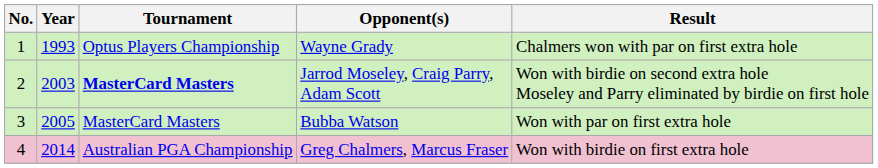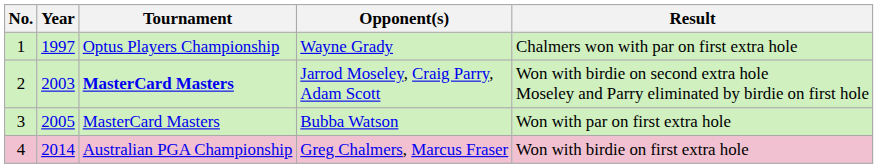(58, 46) 1993 -> (58, 46) 1997
